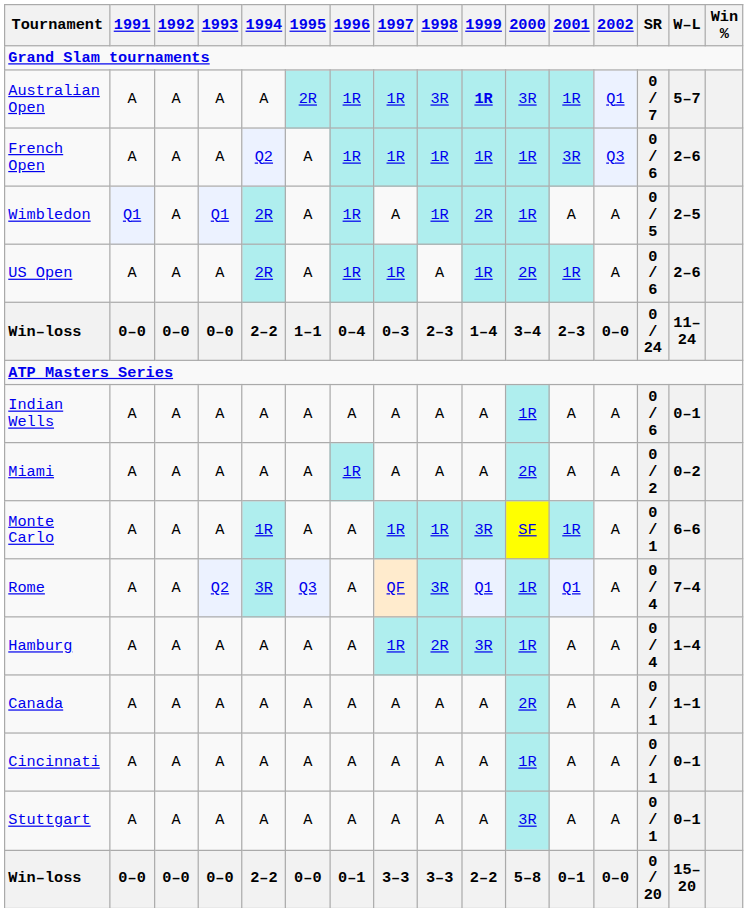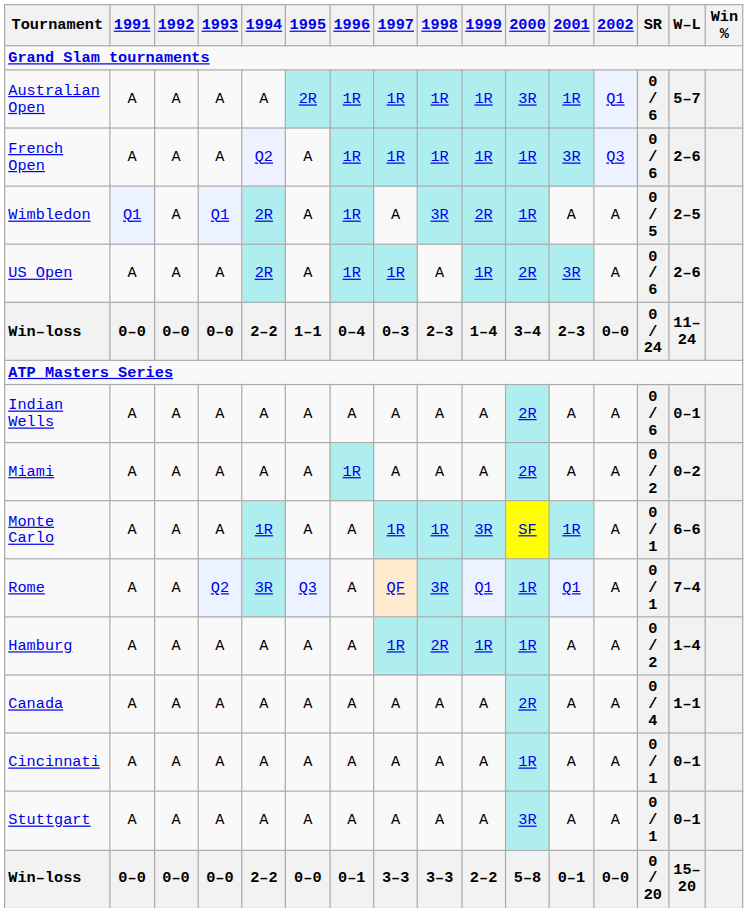(440, 99) 3R -> (440, 99) 1R
(484, 99) bold -> (484, 99) normal
(653, 99) 0 / 7 -> (653, 99) 0 / 6
(440, 215) 1R -> (440, 215) 3R
(571, 273) 1R -> (571, 273) 3R
(528, 414) 1R -> (528, 414) 2R
(653, 588) 0 / 4 -> (653, 588) 0 / 1
(484, 646) 3R -> (484, 646) 1R
(653, 646) 0 / 4 -> (653, 646) 0 / 2
(653, 704) 0 / 1 -> (653, 704) 0 / 4
